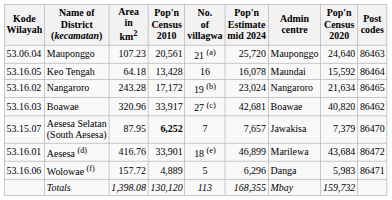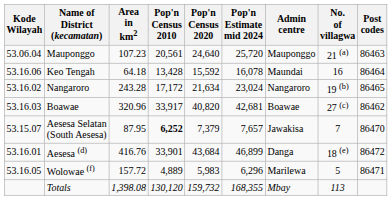columns swapped: (339, 24) <-> (205, 24)
(24, 71) 53.16.05 -> (24, 71) 53.16.06
(290, 152) Marilewa -> (280, 152) Danga
(24, 170) 53.16.06 -> (24, 170) 53.16.05
(284, 170) Danga -> (287, 170) Marilewa
